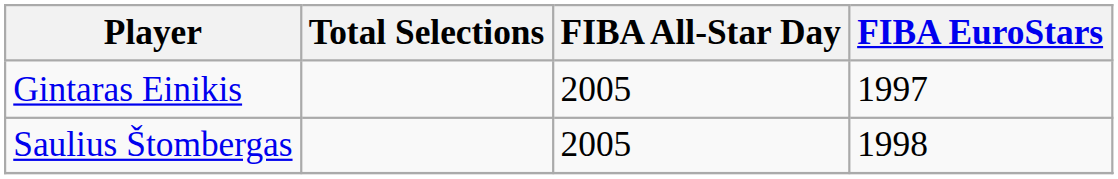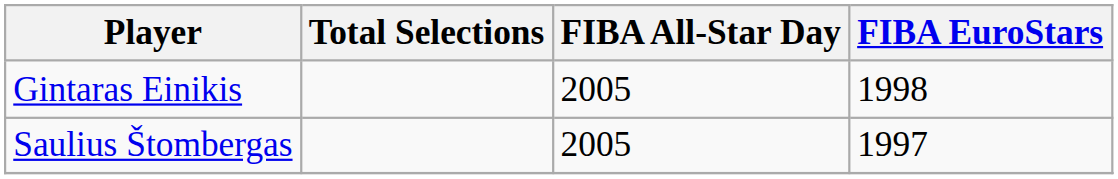(893, 88) 1997 -> (893, 88) 1998
(893, 144) 1998 -> (893, 144) 1997
